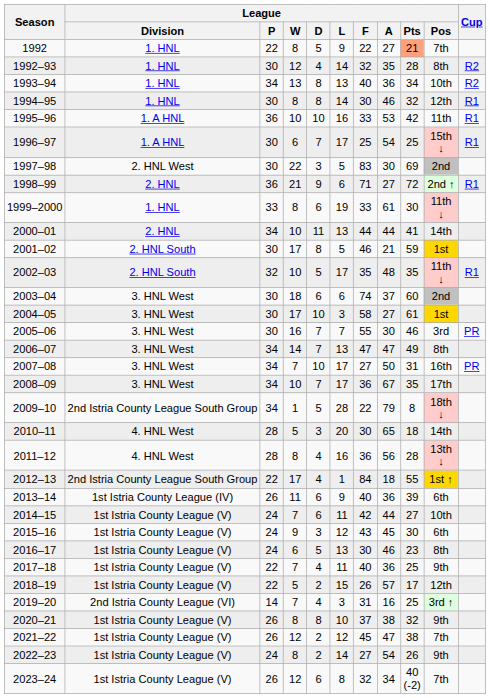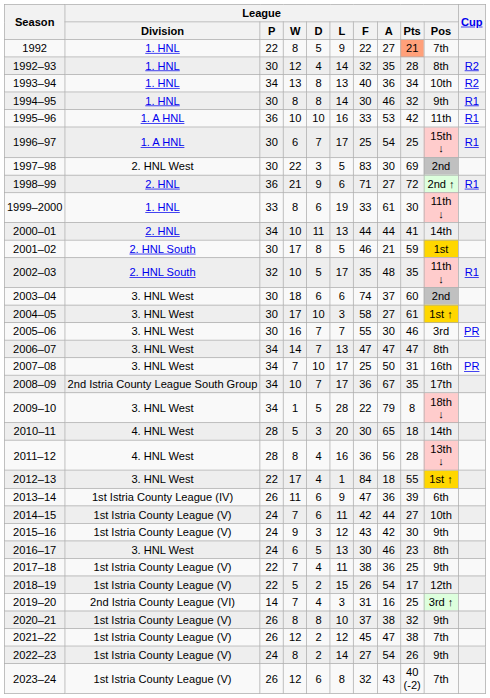(441, 101) 12th -> (441, 101) 9th
(441, 314) 1st -> (441, 314) 1st ↑
(412, 349) 49 -> (412, 349) 47
(365, 367) 27 -> (365, 367) 25
(163, 384) 3. HNL West -> (163, 384) 2nd Istria County League South Group
(163, 408) 2nd Istria County League South Group -> (163, 408) 3. HNL West
(163, 479) 2nd Istria County League South Group -> (163, 479) 3. HNL West
(365, 497) 40 -> (365, 497) 47
(389, 532) 45 -> (389, 532) 42
(441, 532) 6th -> (441, 532) 9th
(163, 550) 1st Istria County League (V) -> (163, 550) 3. HNL West
(365, 567) 40 -> (365, 567) 38
(389, 585) 57 -> (389, 585) 54
(389, 679) 34 -> (389, 679) 43
